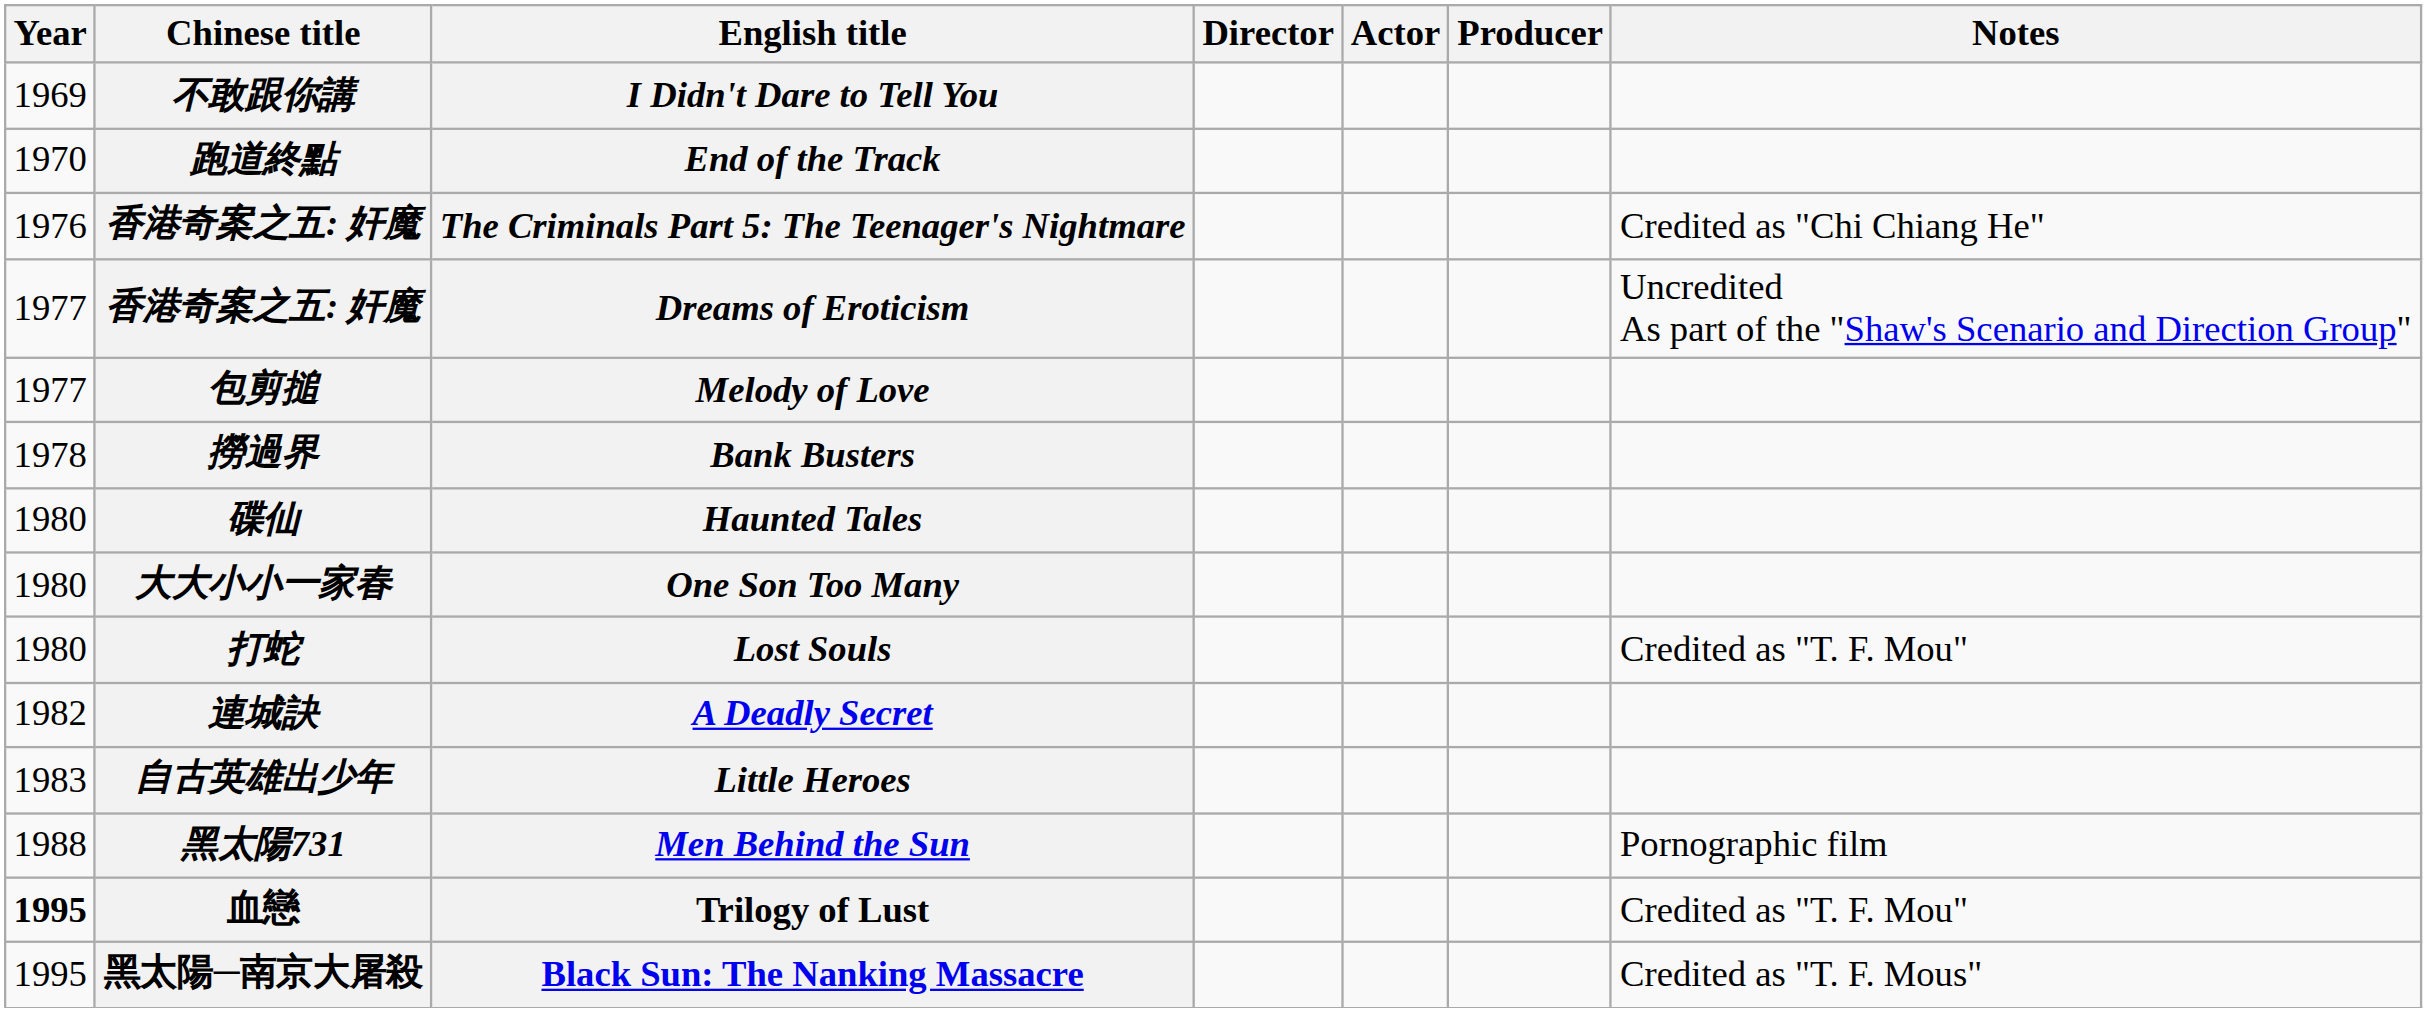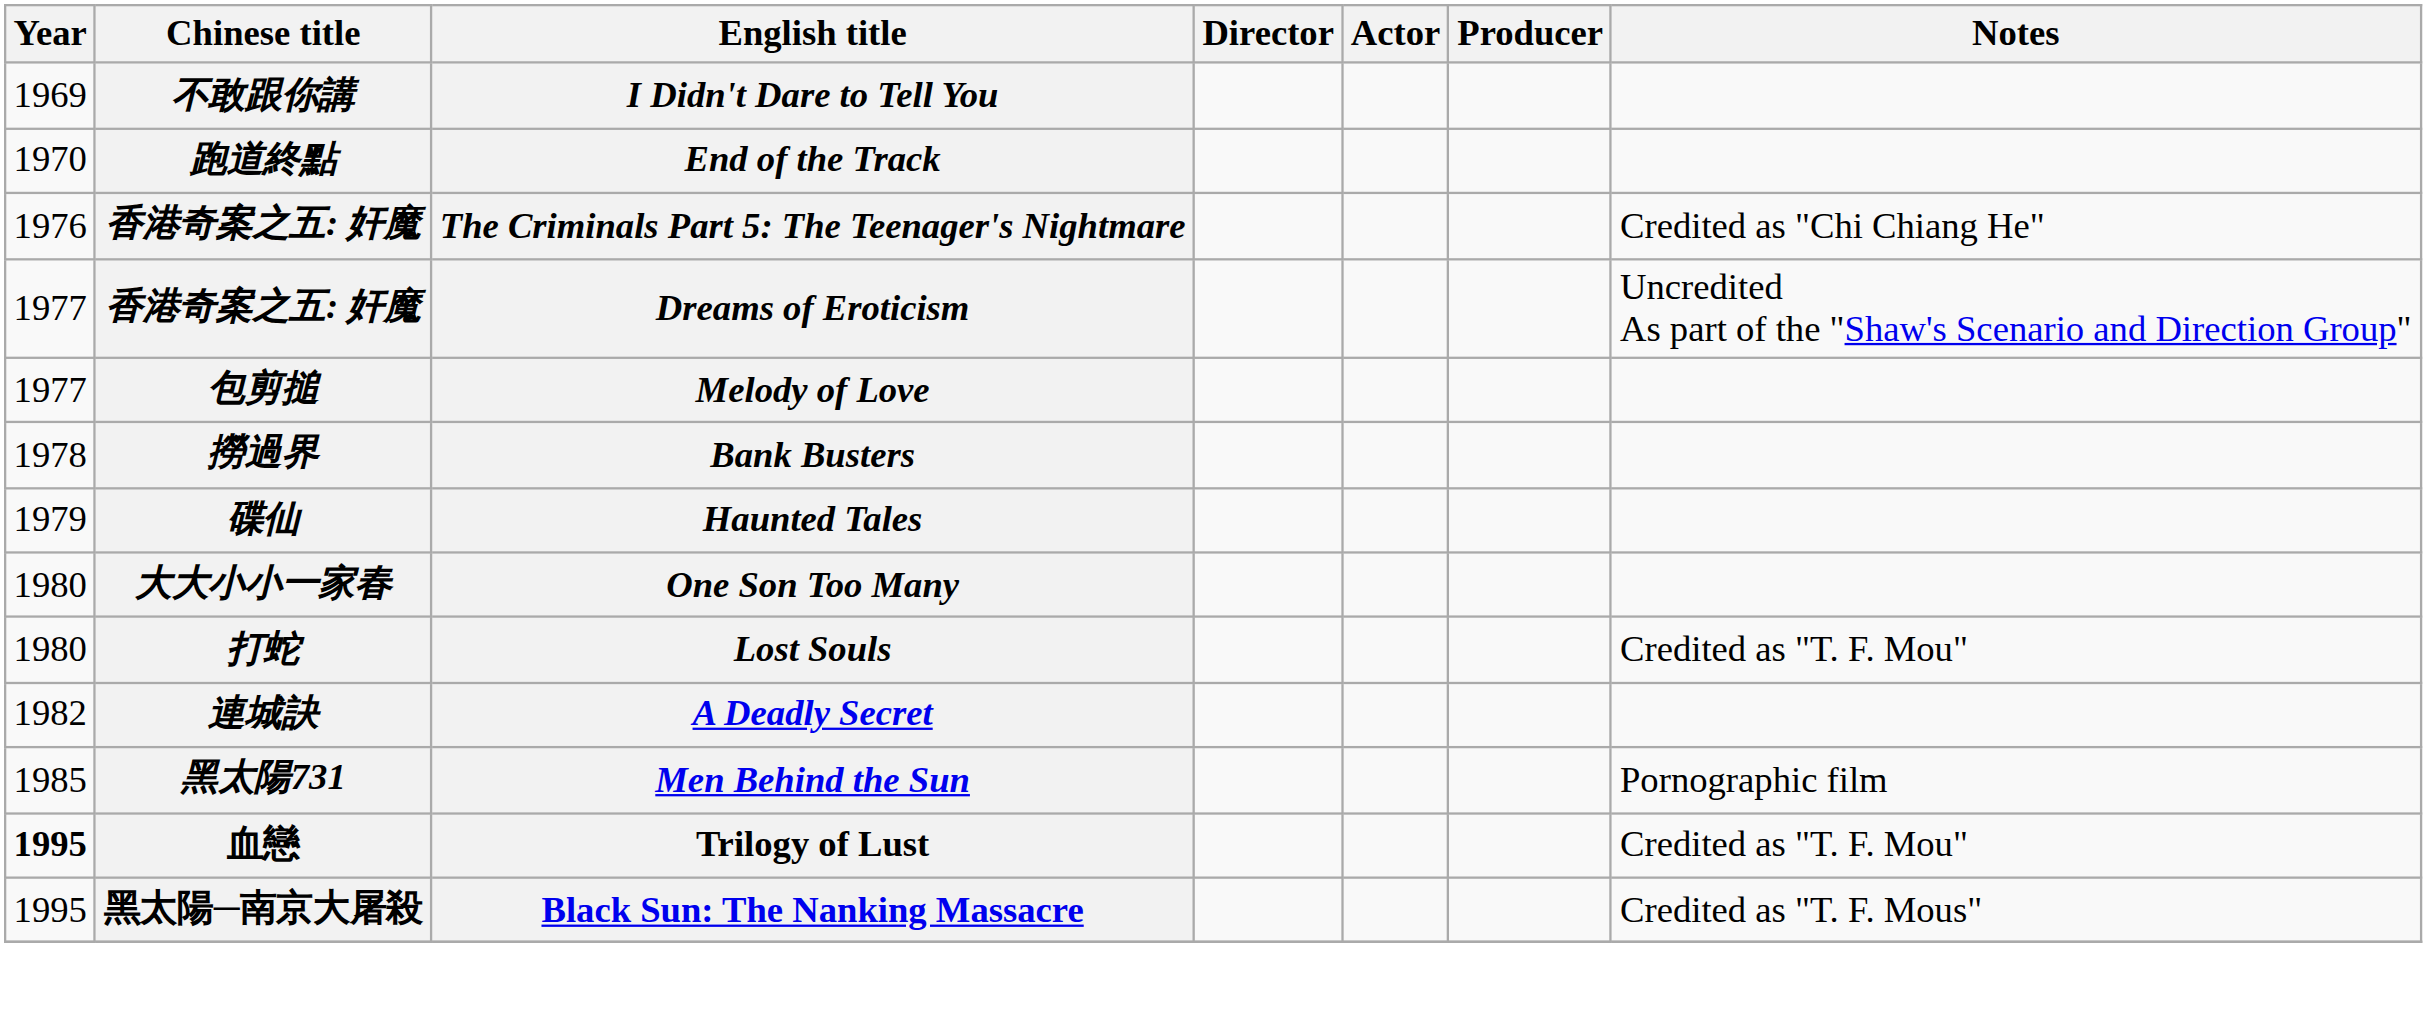(50, 519) 1980 -> (50, 519) 1979
- row: (813, 779)
(50, 844) 1988 -> (50, 779) 1985
